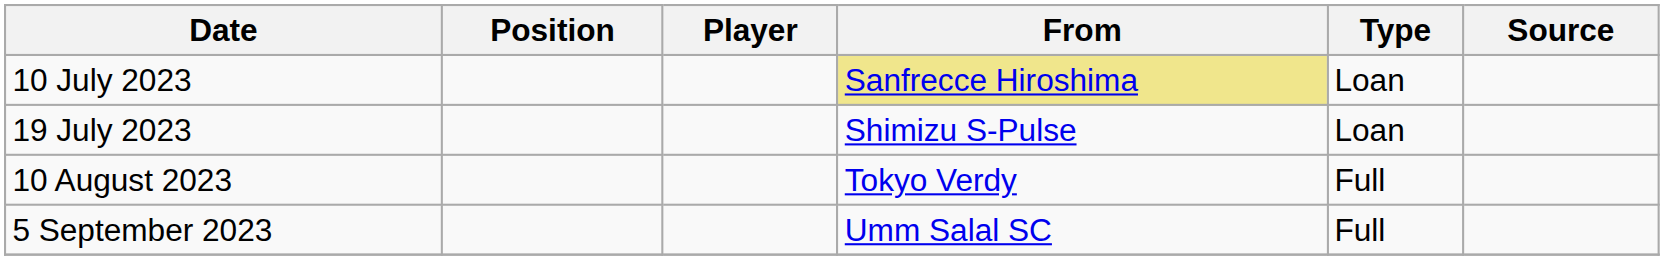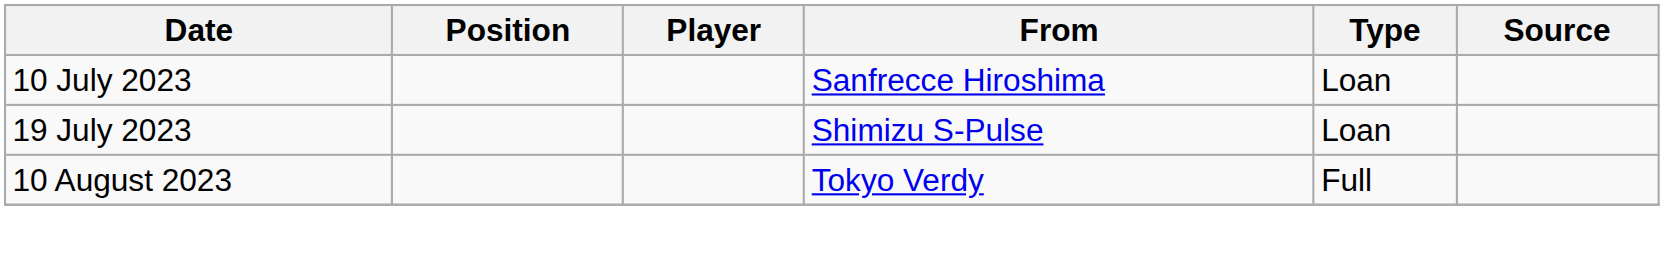(991, 80) khaki background -> (958, 80) no background
- row: (142, 230)
